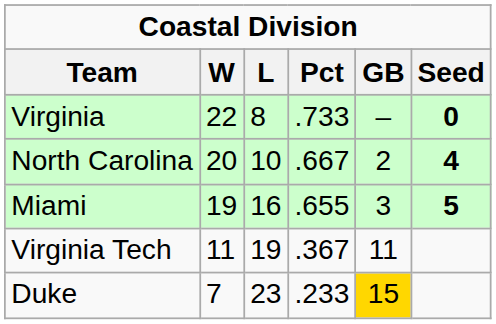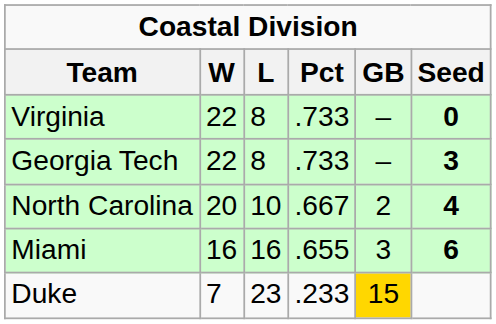+ row: (95, 160)
(222, 205) 19 -> (222, 250) 16
(451, 205) 5 -> (451, 250) 6
- row: (91, 250)
